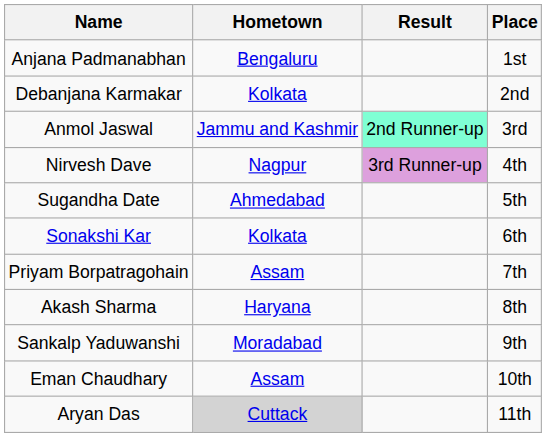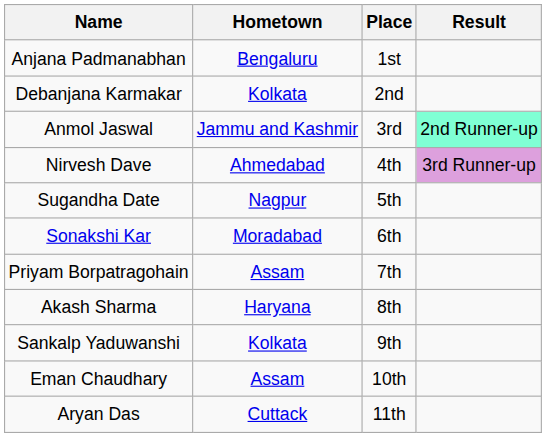columns swapped: (425, 22) <-> (515, 22)
(277, 165) Nagpur -> (277, 165) Ahmedabad
(277, 200) Ahmedabad -> (277, 200) Nagpur
(277, 236) Kolkata -> (277, 236) Moradabad
(277, 343) Moradabad -> (277, 343) Kolkata
(277, 414) lightgrey background -> (277, 414) no background
